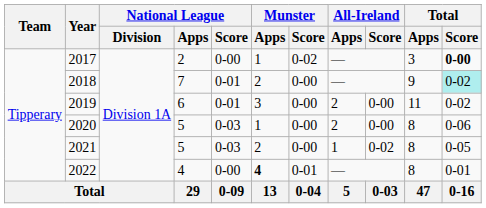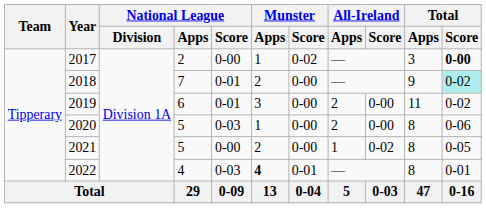(228, 147) 0-03 -> (228, 147) 0-00
(228, 170) 0-00 -> (228, 170) 0-03
